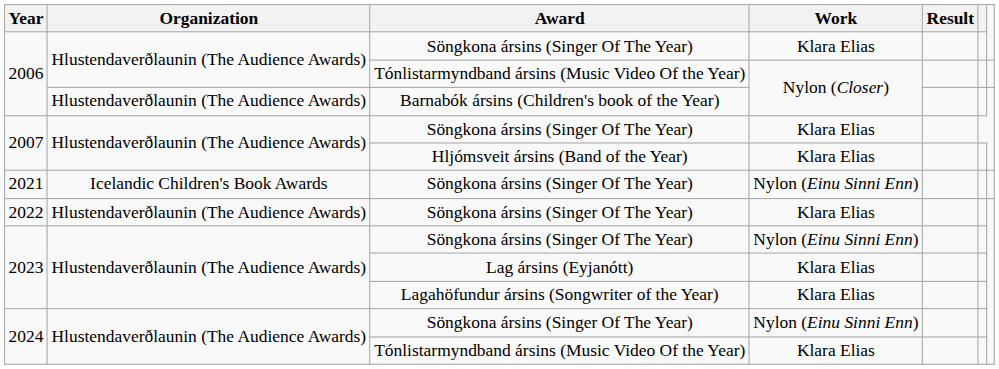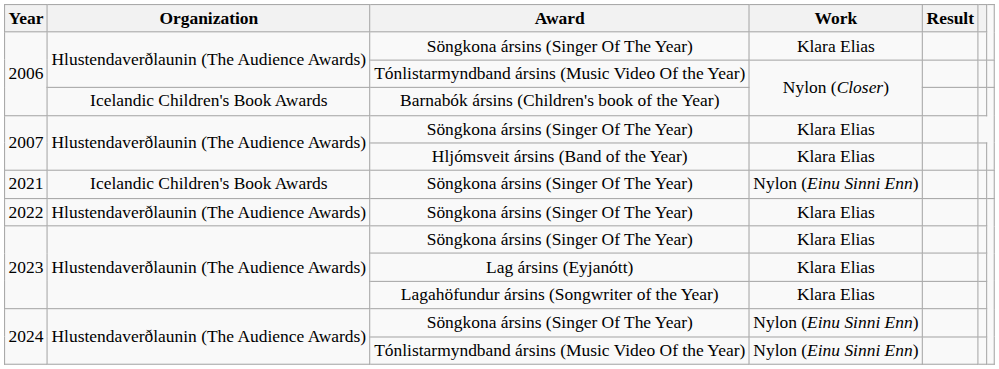(209, 101) Hlustendaverðlaunin (The Audience Awards) -> (209, 101) Icelandic Children's Book Awards
(836, 239) Nylon (Einu Sinni Enn) -> (836, 239) Klara Elias
(836, 350) Klara Elias -> (836, 350) Nylon (Einu Sinni Enn)
